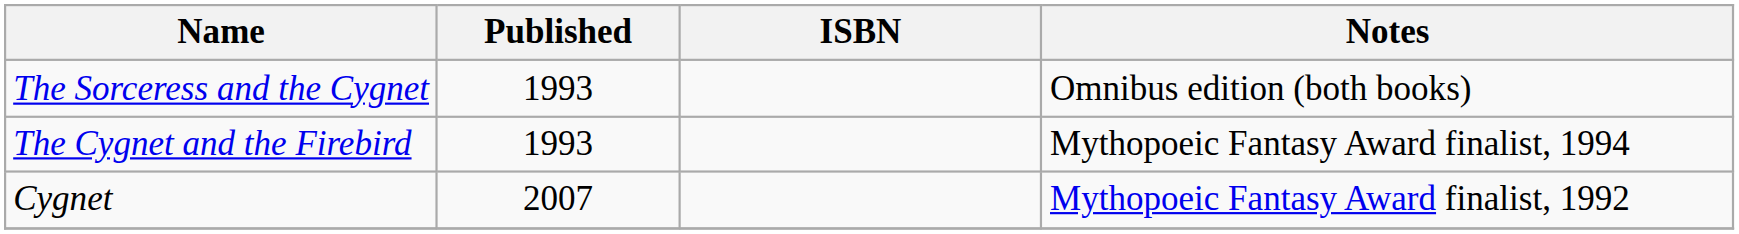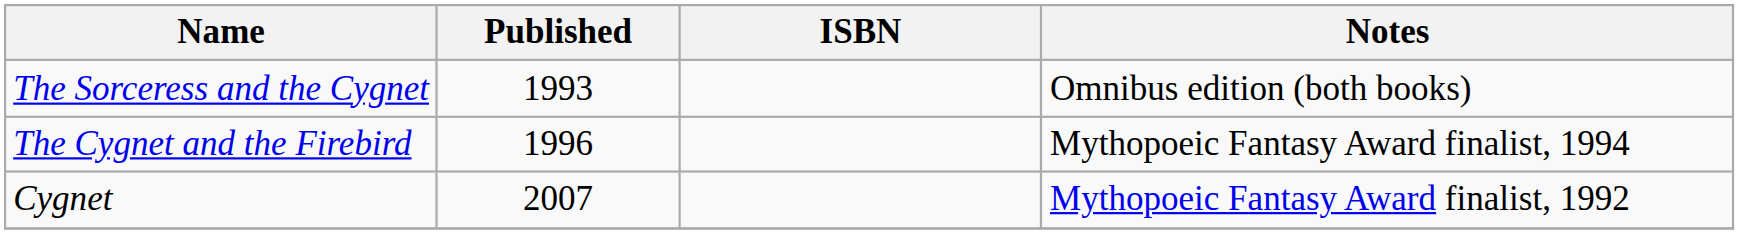(558, 143) 1993 -> (558, 143) 1996
